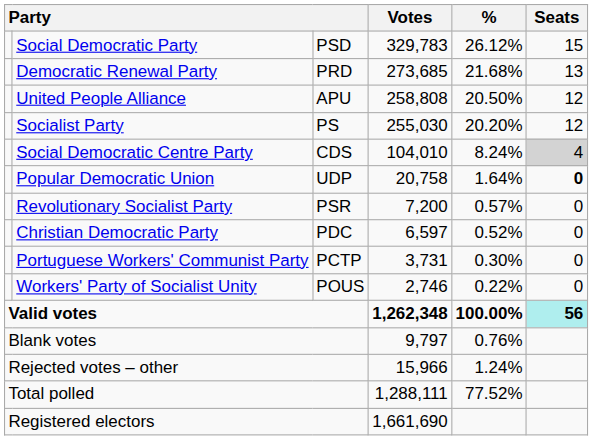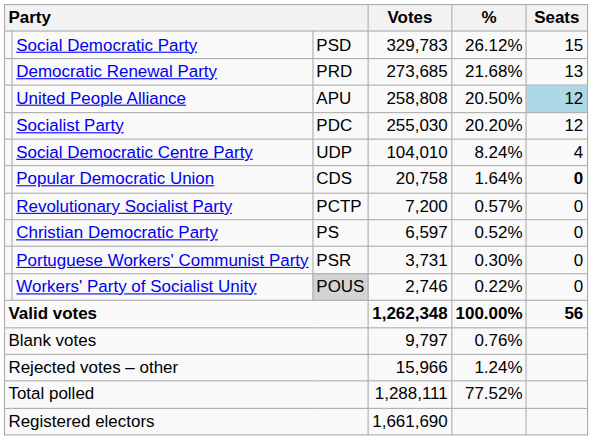(574, 98) no background -> (574, 98) lightblue background
(328, 125) PS -> (334, 125) PDC
(334, 152) CDS -> (334, 152) UDP
(579, 152) lightgrey background -> (579, 152) no background
(334, 179) UDP -> (334, 179) CDS
(334, 206) PSR -> (339, 206) PCTP
(334, 233) PDC -> (328, 233) PS
(339, 260) PCTP -> (334, 260) PSR
(340, 286) no background -> (340, 286) lightgrey background
(574, 313) paleturquoise background -> (574, 313) no background
